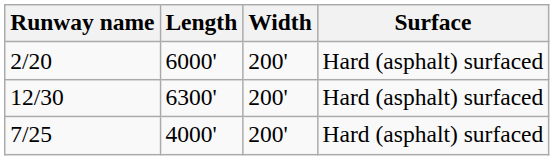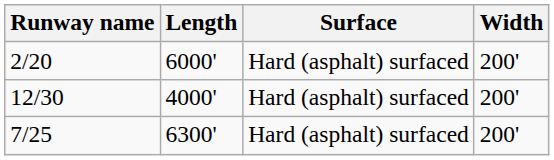columns swapped: (280, 23) <-> (433, 23)
(191, 97) 6300' -> (191, 97) 4000'
(191, 135) 4000' -> (191, 135) 6300'
